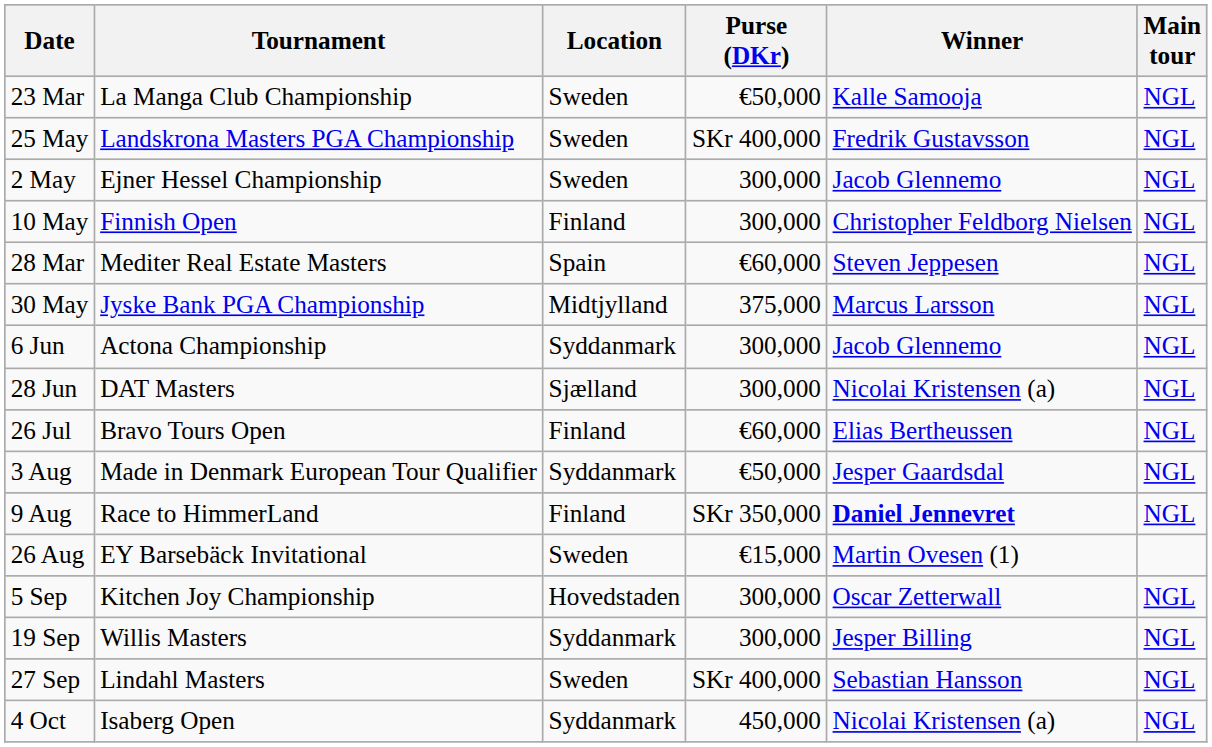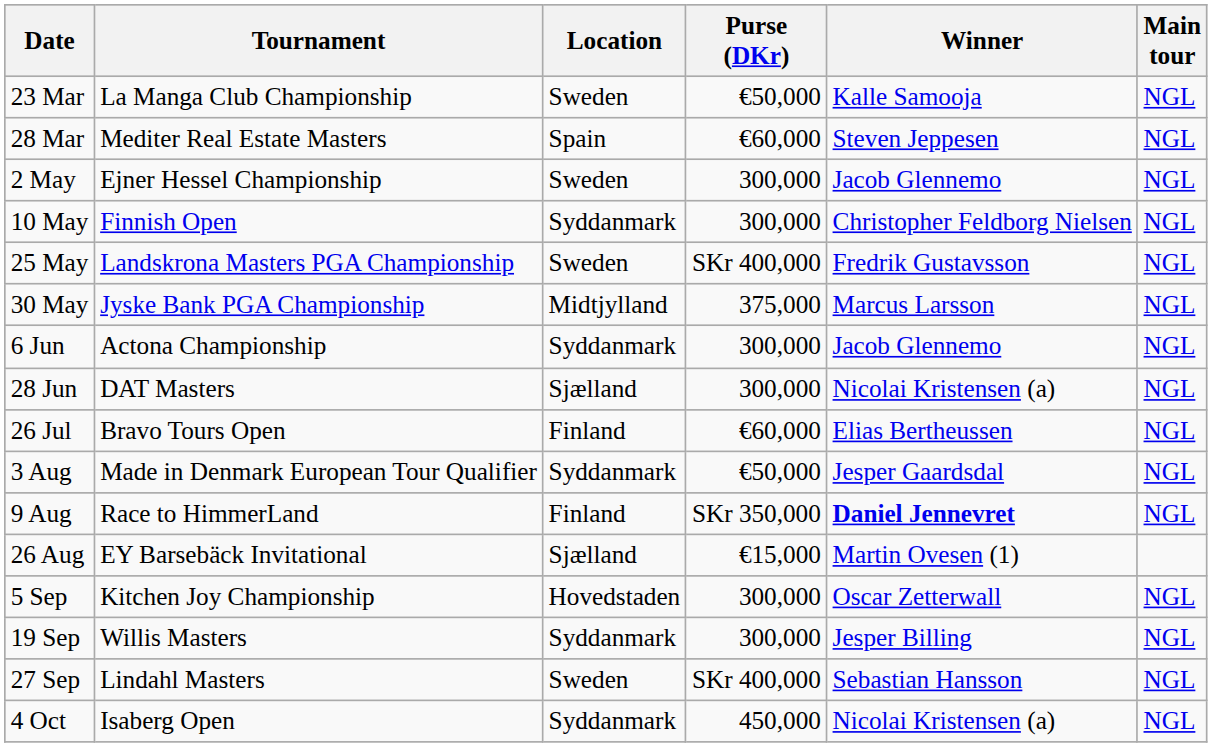rows swapped: (47, 263) <-> (50, 138)
(587, 221) Finland -> (612, 221) Syddanmark
(589, 554) Sweden -> (593, 554) Sjælland
